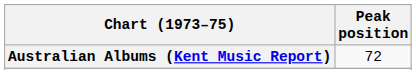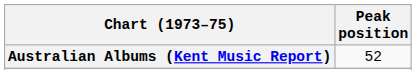(373, 57) 72 -> (373, 57) 52
